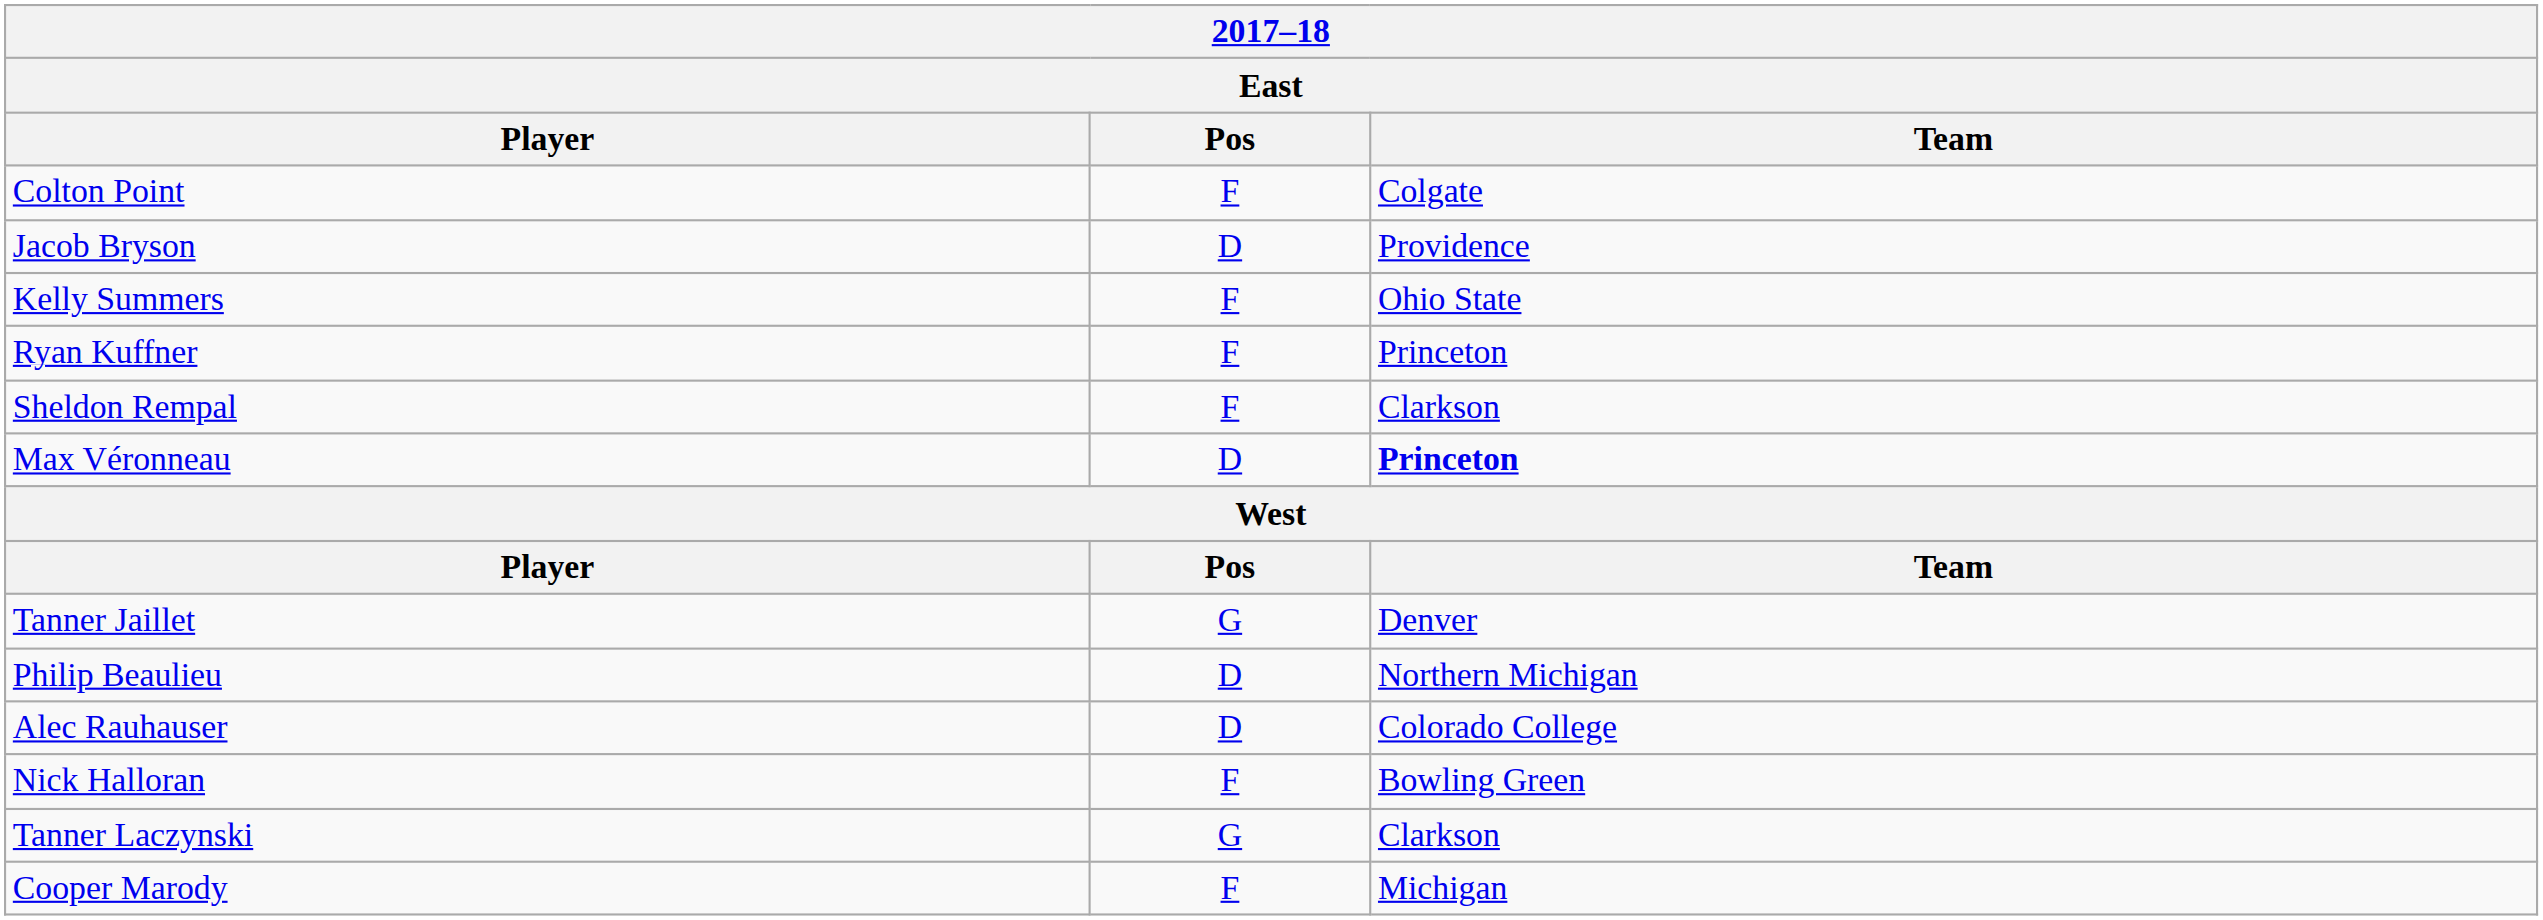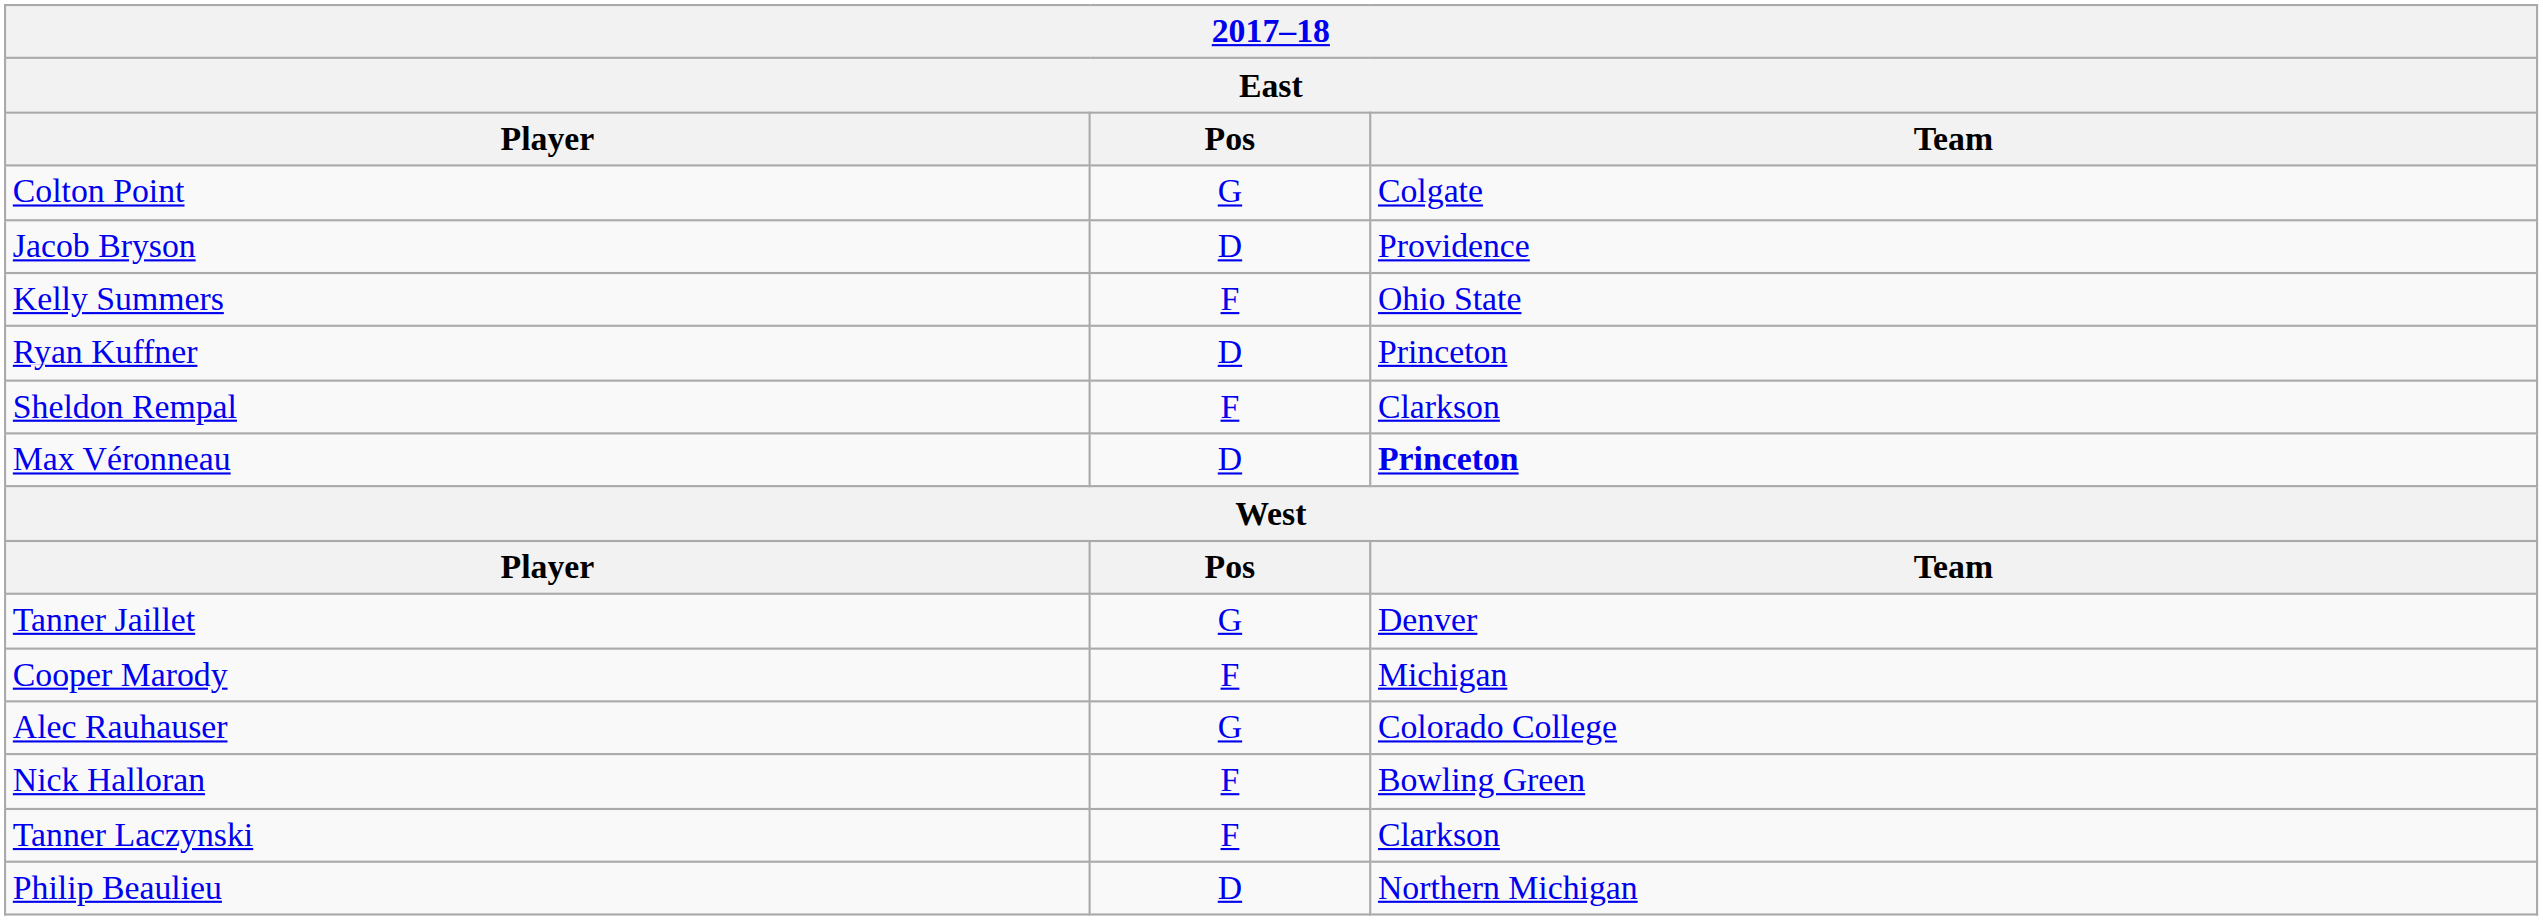(1230, 191) F -> (1230, 191) G
(1230, 352) F -> (1230, 352) D
rows swapped: (117, 673) <-> (120, 887)
(1230, 727) D -> (1230, 727) G
(1230, 834) G -> (1230, 834) F
